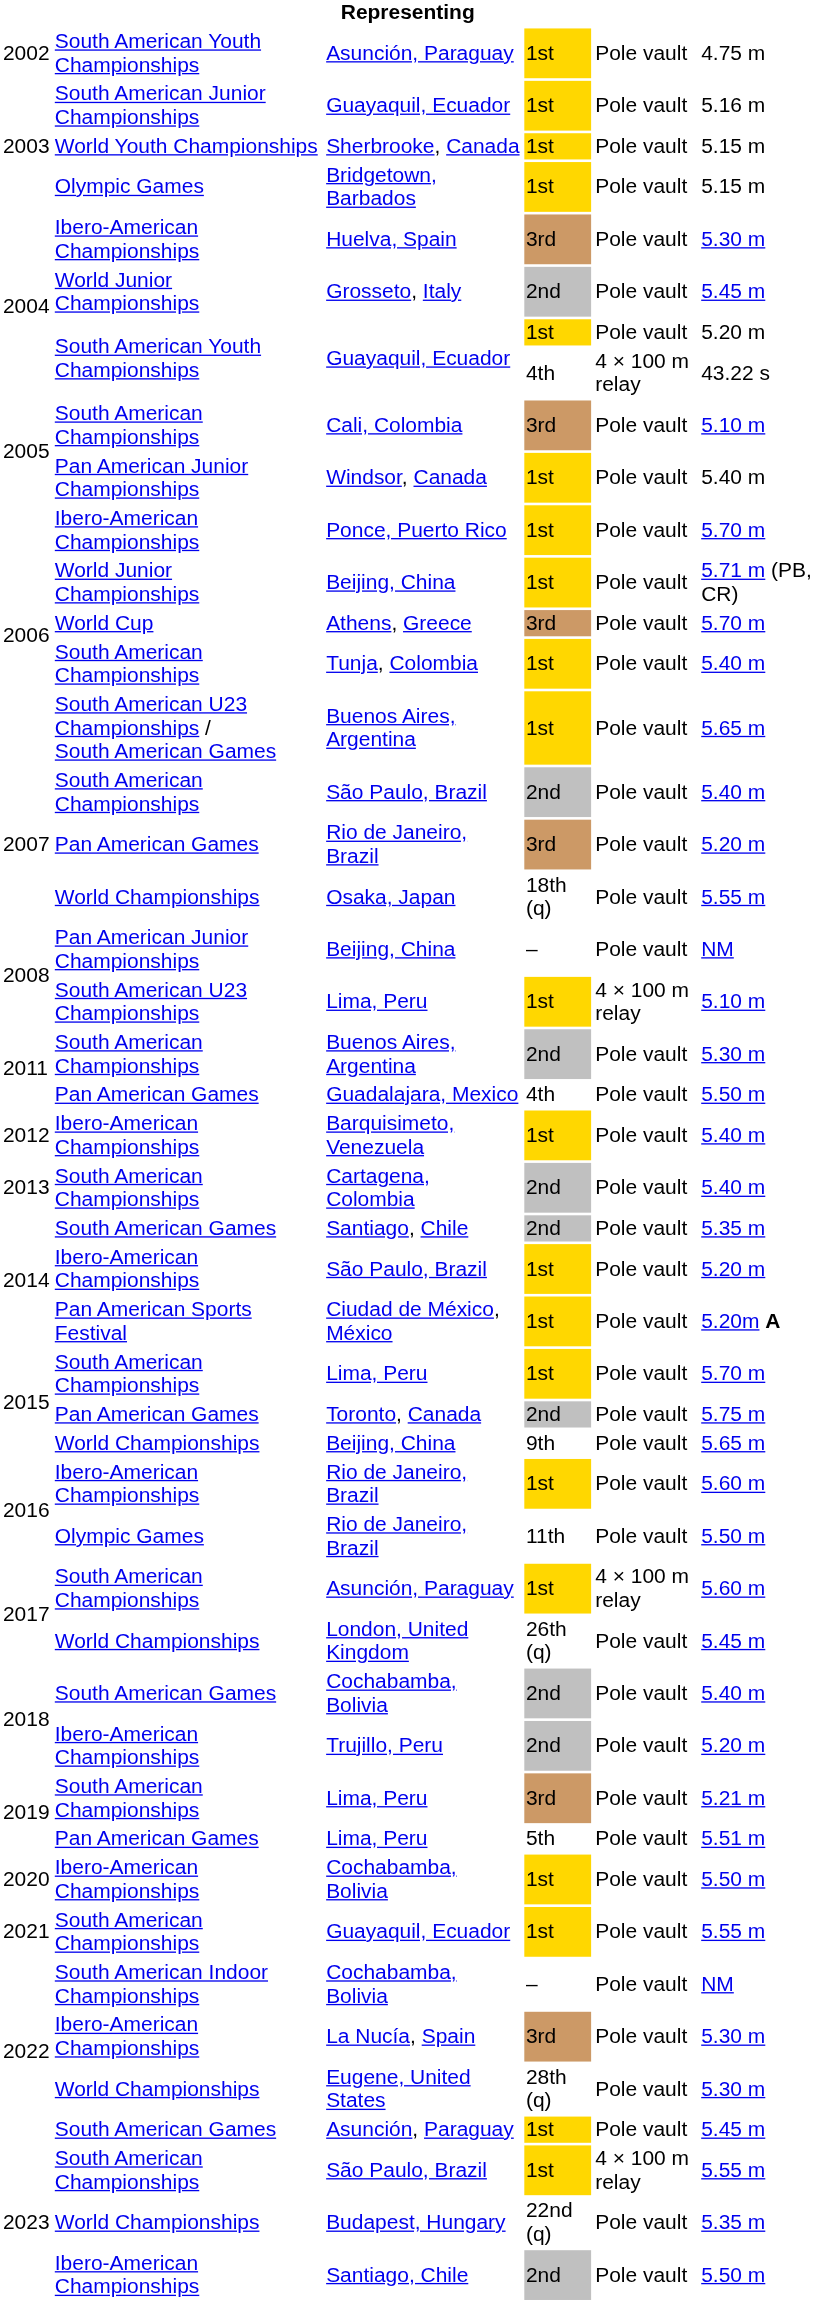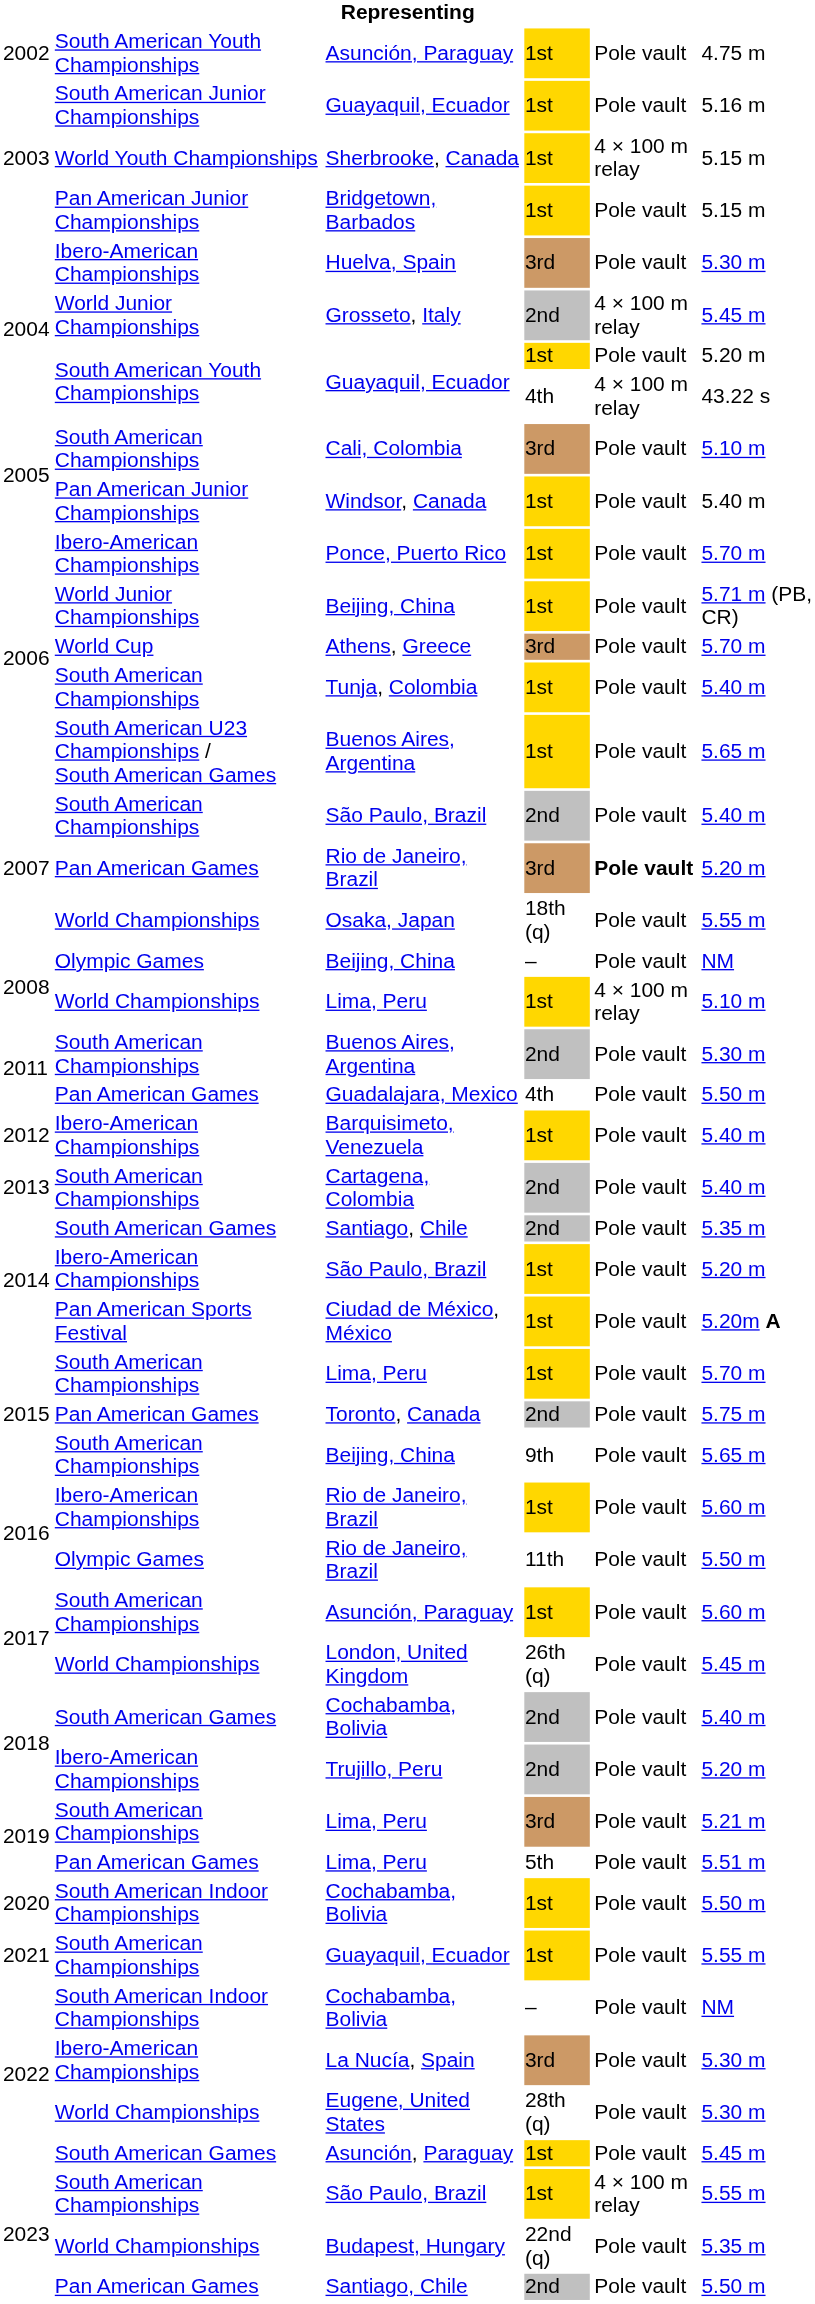(641, 146) Pole vault -> (641, 157) 4 × 100 m relay
(129, 186) Olympic Games -> (152, 210) Pan American Junior Championships
(641, 291) Pole vault -> (641, 315) 4 × 100 m relay
(641, 844) normal -> (644, 867) bold
(152, 949) Pan American Junior Championships -> (129, 961) Olympic Games
(151, 1001) South American U23 Championships -> (157, 1001) World Championships
(157, 1443) World Championships -> (129, 1454) South American Championships
(642, 1588) 4 × 100 m relay -> (640, 1612) Pole vault
(127, 1879) Ibero-American Championships -> (161, 1902) South American Indoor Championships
(127, 2274) Ibero-American Championships -> (157, 2286) Pan American Games
